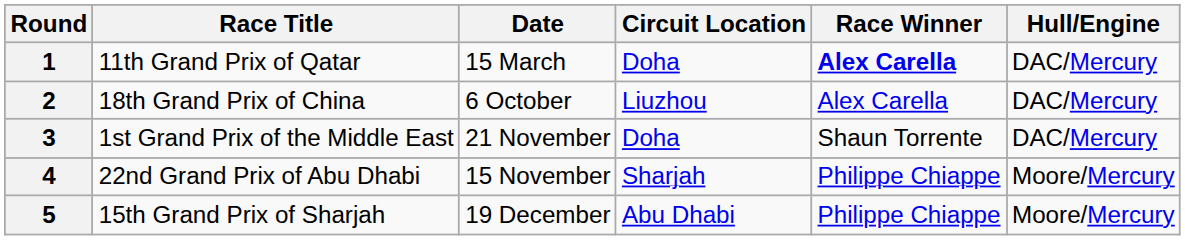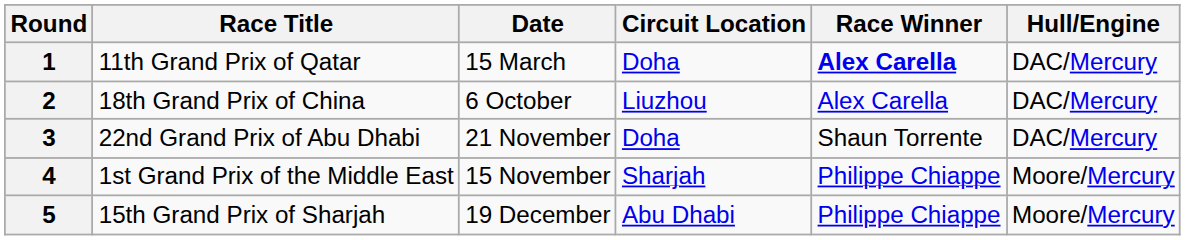(276, 138) 1st Grand Prix of the Middle East -> (259, 138) 22nd Grand Prix of Abu Dhabi
(259, 176) 22nd Grand Prix of Abu Dhabi -> (276, 176) 1st Grand Prix of the Middle East
